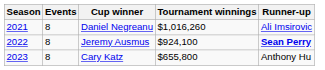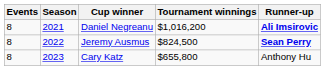columns swapped: (24, 12) <-> (61, 12)
(181, 27) $1,016,260 -> (181, 27) $1,016,200
(287, 27) normal -> (289, 27) bold
(177, 42) $924,100 -> (177, 42) $824,500
